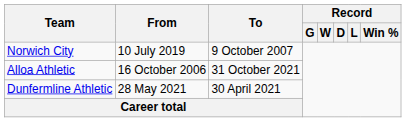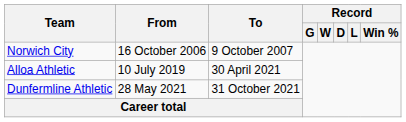(151, 51) 10 July 2019 -> (162, 51) 16 October 2006
(162, 70) 16 October 2006 -> (151, 70) 10 July 2019
(256, 70) 31 October 2021 -> (246, 70) 30 April 2021
(246, 88) 30 April 2021 -> (256, 88) 31 October 2021
